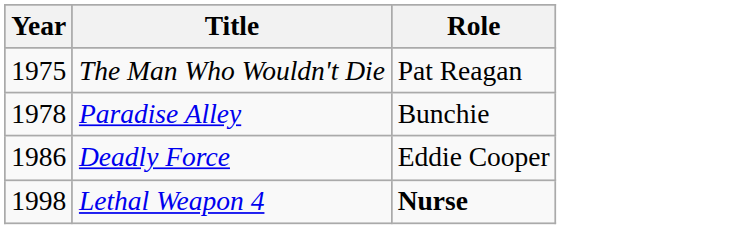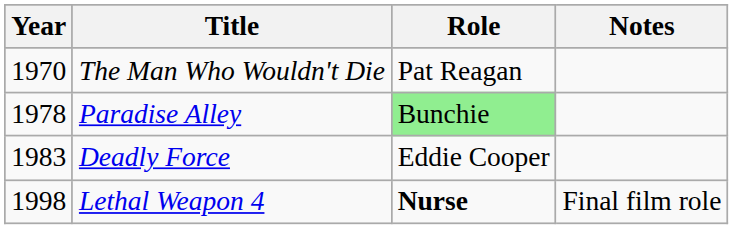+ column: (642, 26)
(39, 69) 1975 -> (39, 69) 1970
(444, 113) no background -> (444, 113) lightgreen background
(39, 157) 1986 -> (39, 157) 1983
